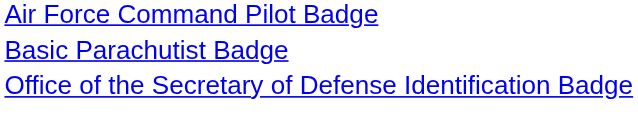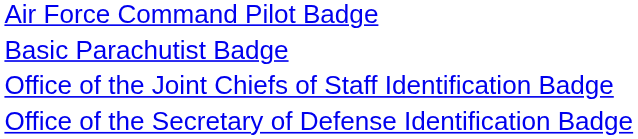+ row: (309, 85)
